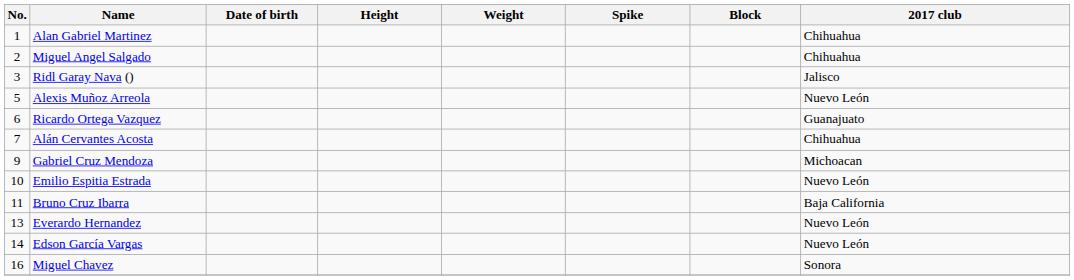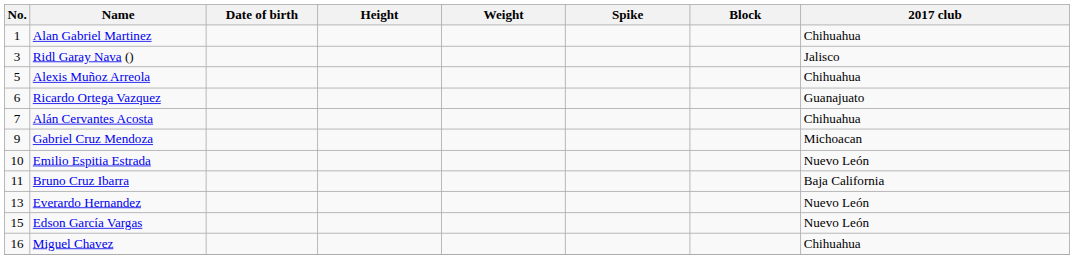- row: (92, 56)
(836, 98) Nuevo León -> (832, 77) Chihuahua
(17, 243) 14 -> (17, 222) 15
(822, 264) Sonora -> (832, 243) Chihuahua
